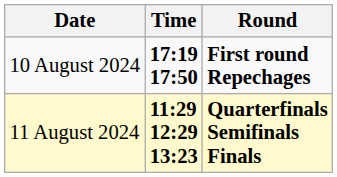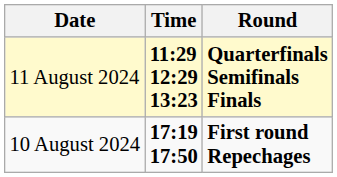rows swapped: (75, 65) <-> (74, 132)
